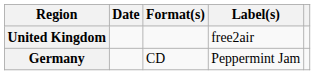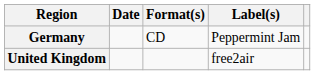rows swapped: (57, 37) <-> (57, 59)
